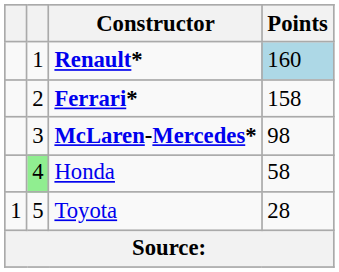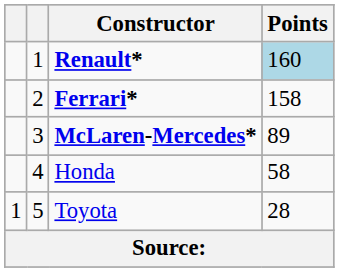(279, 135) 98 -> (279, 135) 89
(38, 172) lightgreen background -> (38, 172) no background
